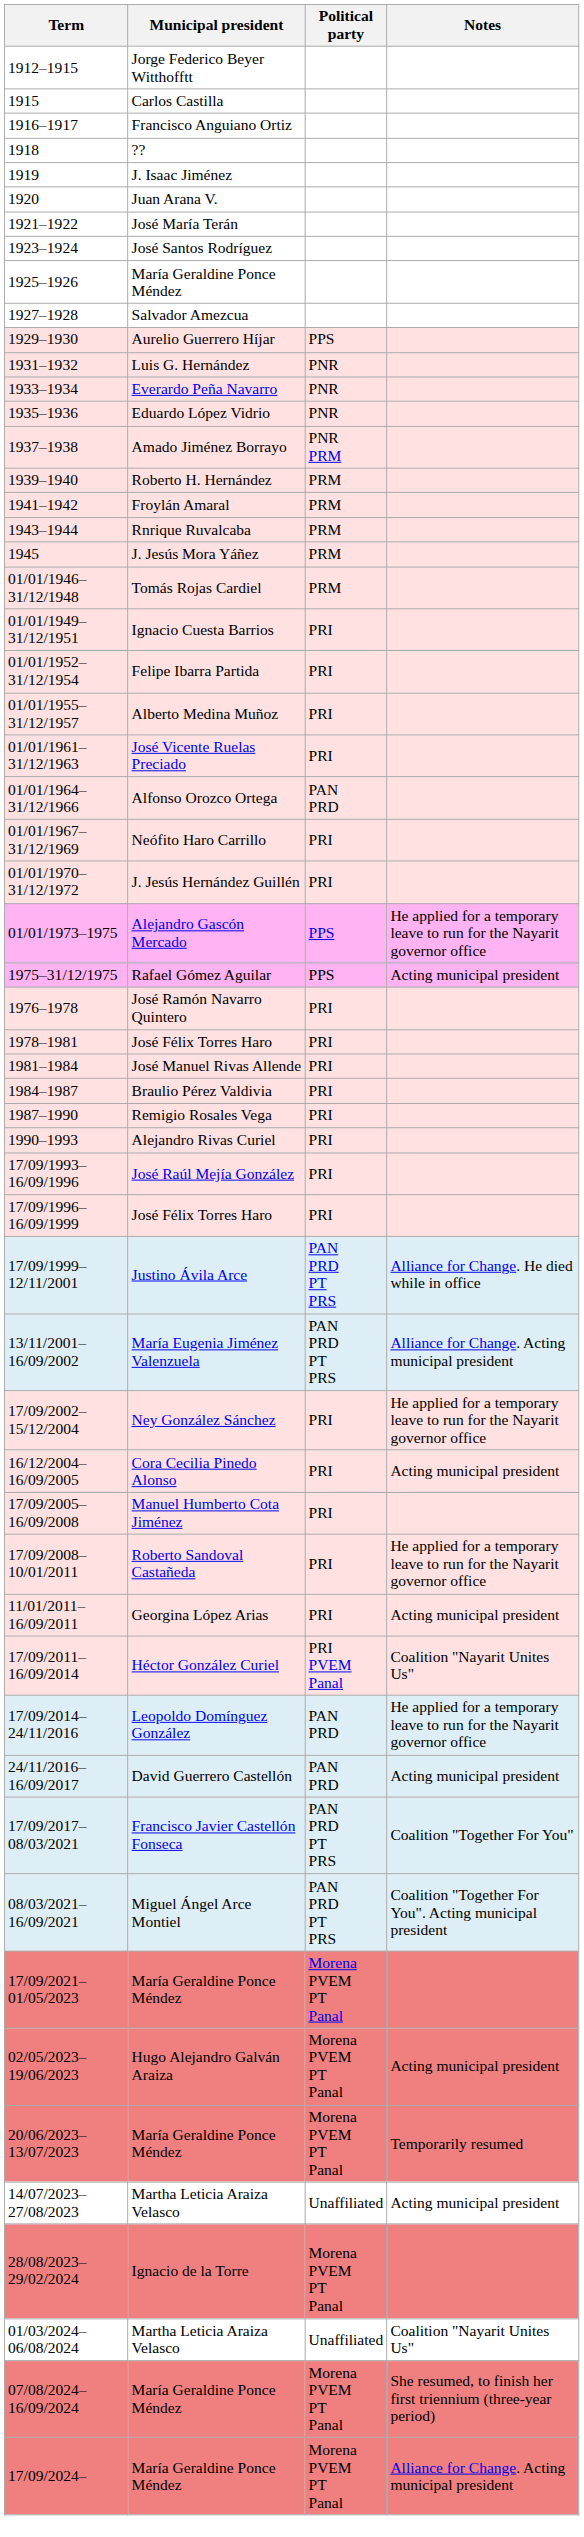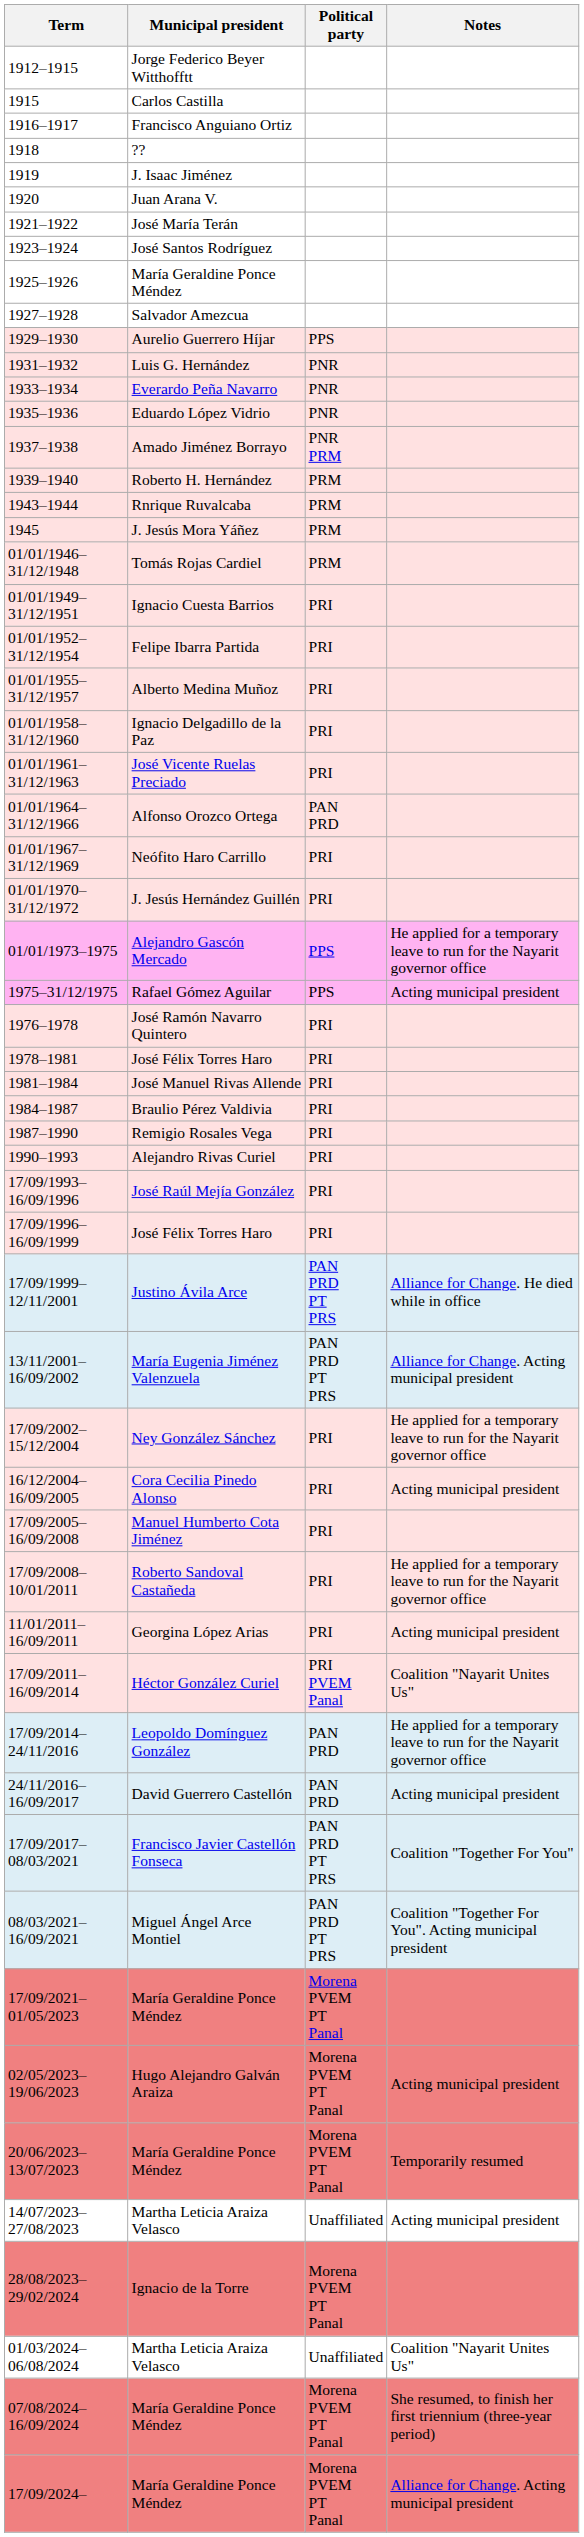- row: (43, 505)
+ row: (47, 731)
